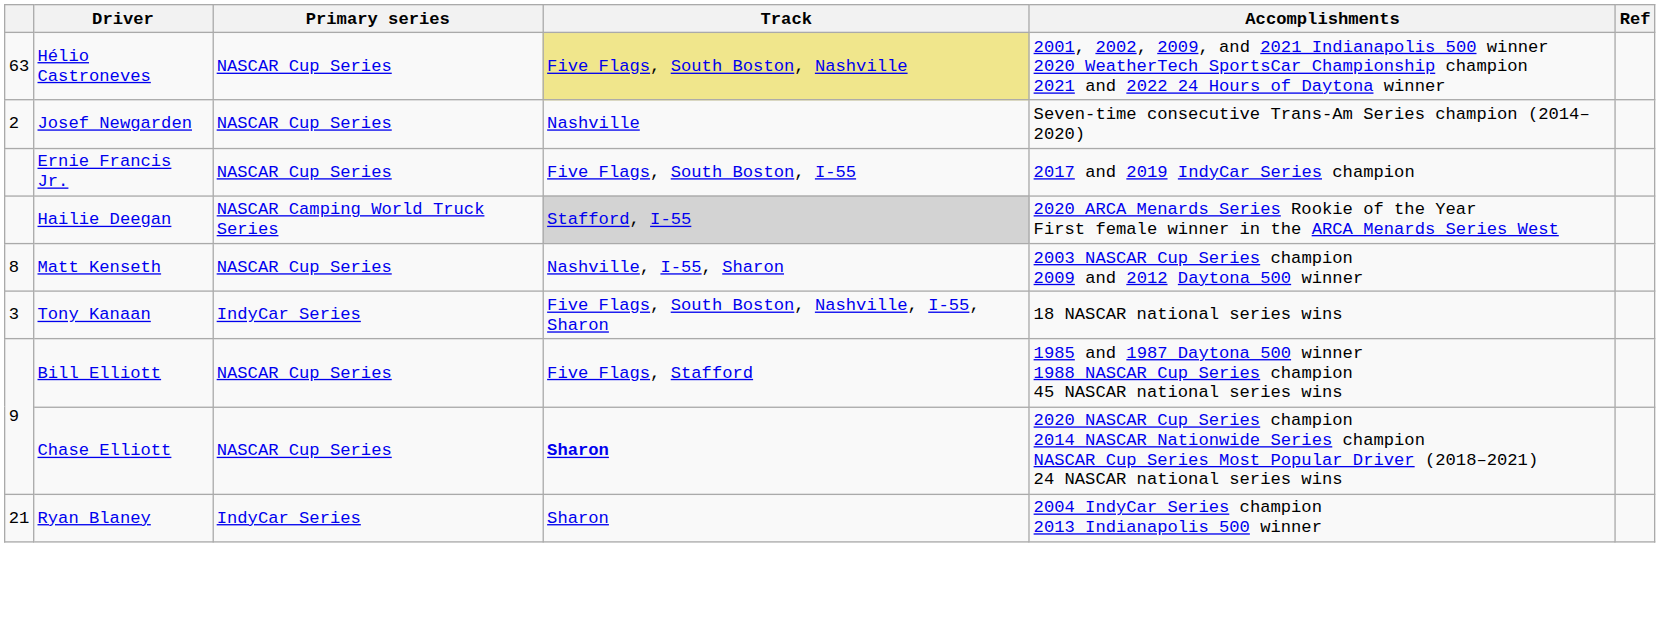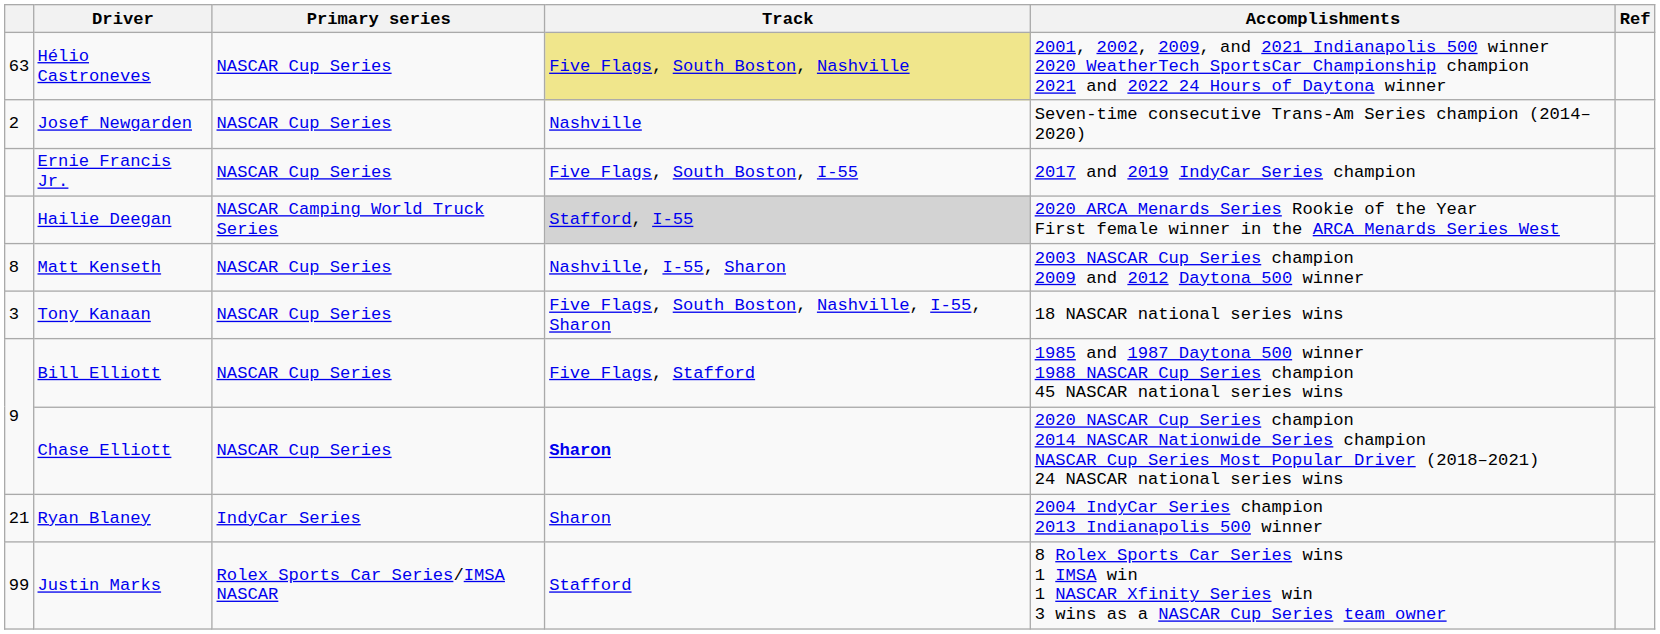(289, 315) IndyCar Series -> (304, 315) NASCAR Cup Series
+ row: (99, 585)
